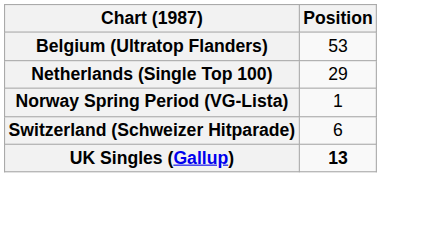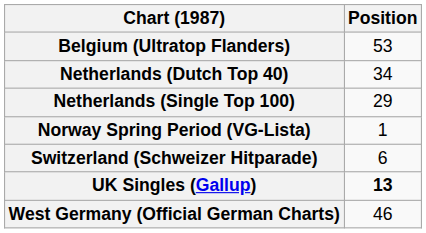+ row: (174, 74)
+ row: (174, 213)
